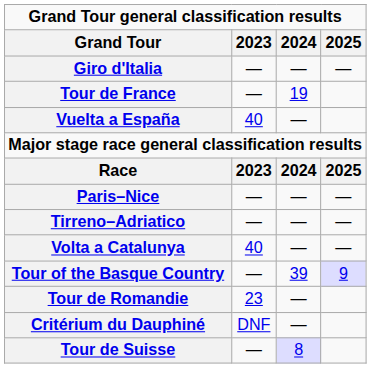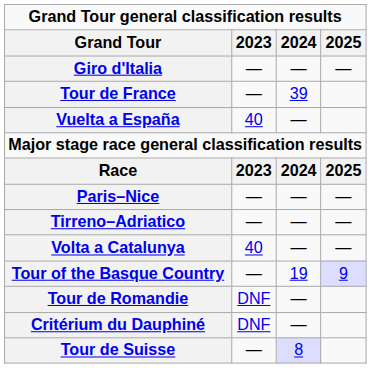(299, 94) 19 -> (299, 94) 39
(299, 273) 39 -> (299, 273) 19
(254, 299) 23 -> (254, 299) DNF
